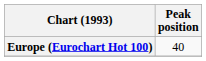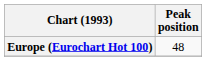(178, 46) 40 -> (178, 46) 48
